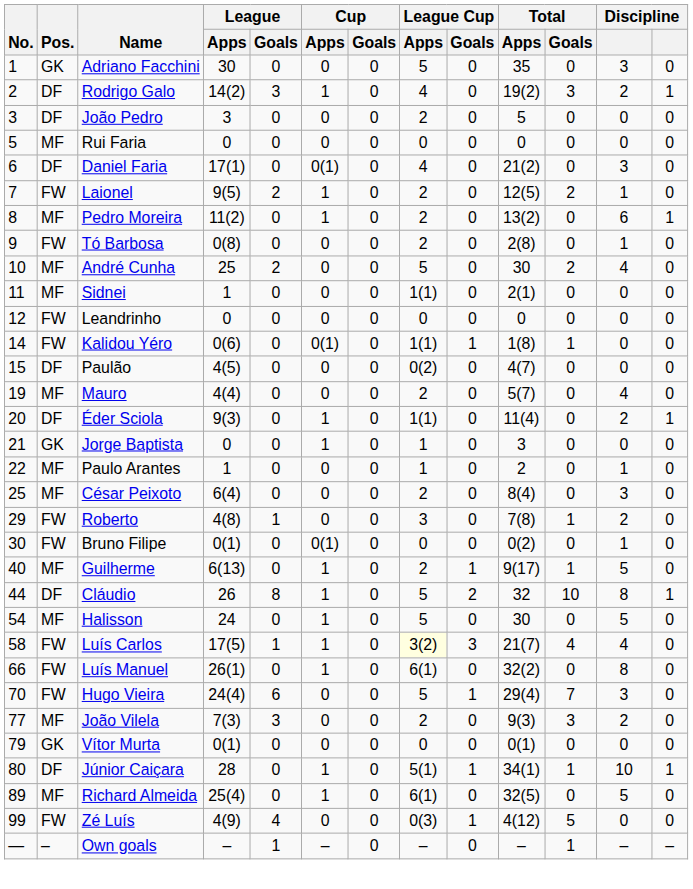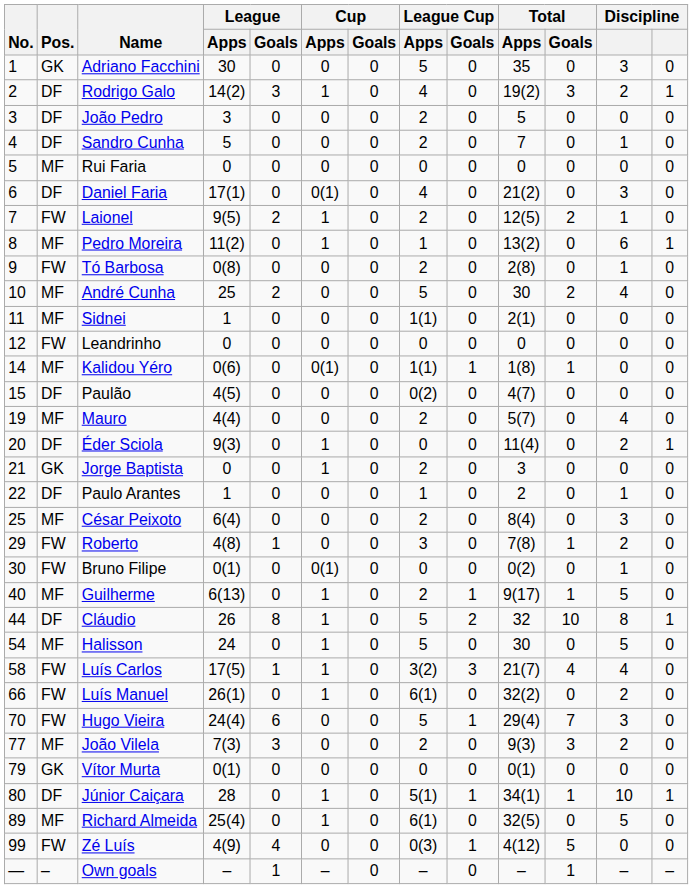+ row: (133, 142)
(423, 218) 2 -> (423, 243) 1
(53, 343) FW -> (52, 368) MF
(423, 419) 1(1) -> (423, 444) 0
(423, 444) 1 -> (423, 469) 2
(52, 469) MF -> (52, 494) DF
(423, 645) lightyellow background -> (423, 670) no background
(624, 670) 8 -> (624, 695) 2
